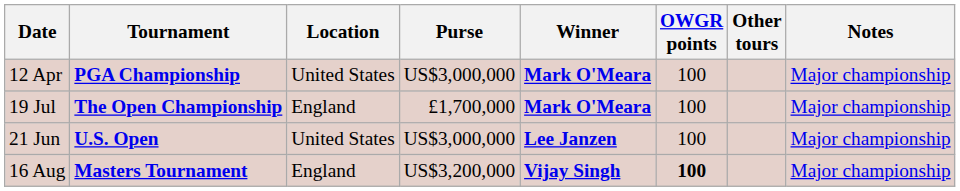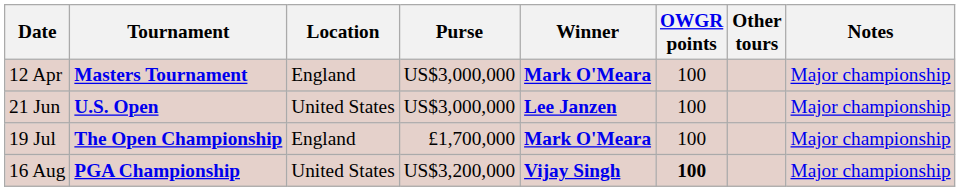(157, 75) PGA Championship -> (161, 75) Masters Tournament
(343, 75) United States -> (323, 75) England
rows swapped: (35, 138) <-> (32, 107)
(161, 170) Masters Tournament -> (157, 170) PGA Championship
(323, 170) England -> (343, 170) United States
